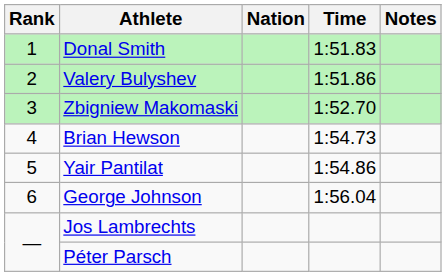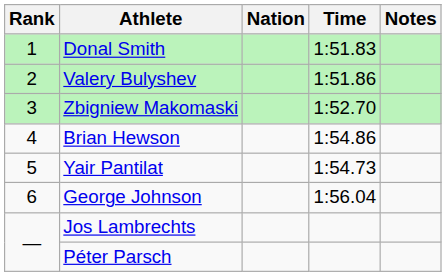(345, 138) 1:54.73 -> (345, 138) 1:54.86
(345, 167) 1:54.86 -> (345, 167) 1:54.73
